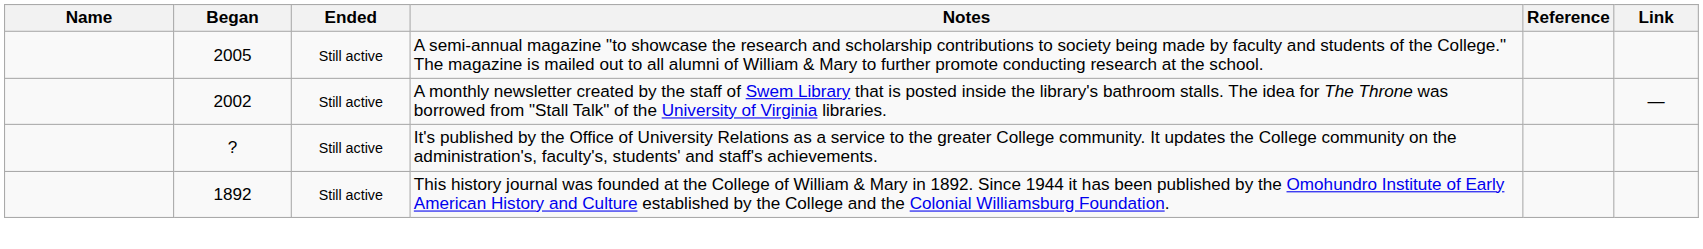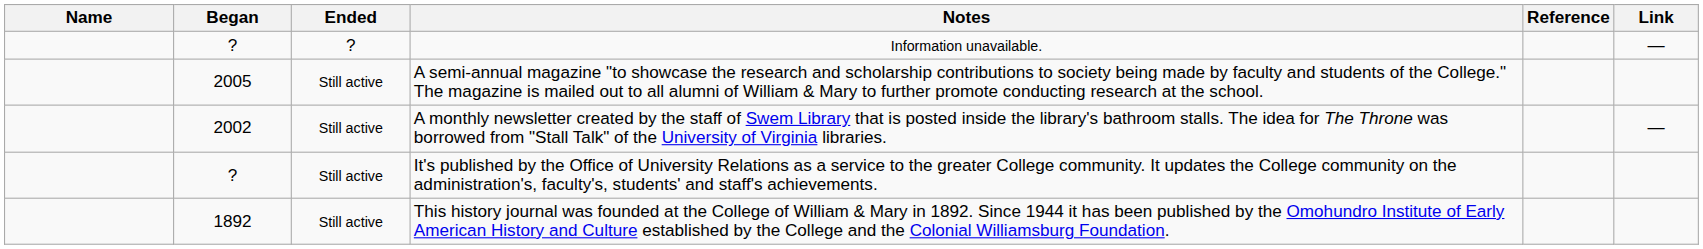+ row: (967, 46)
